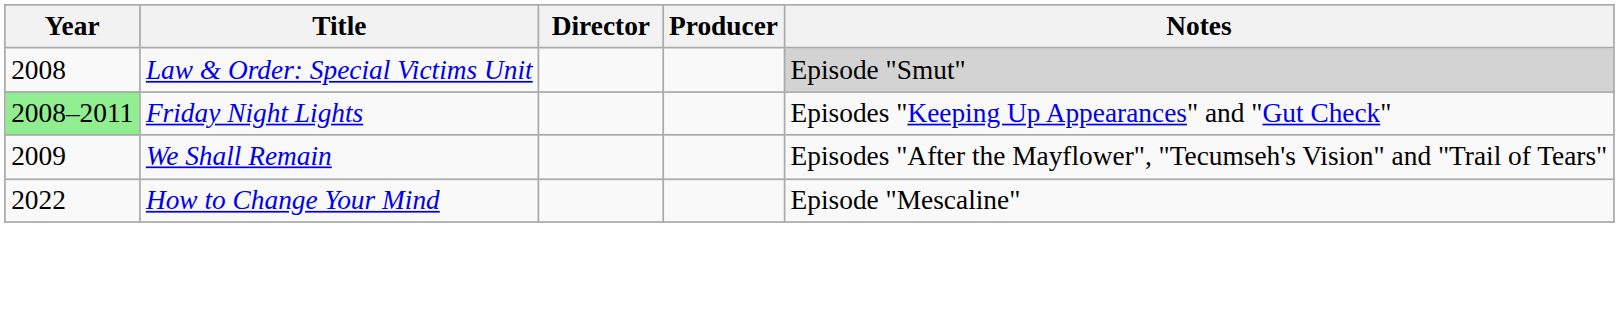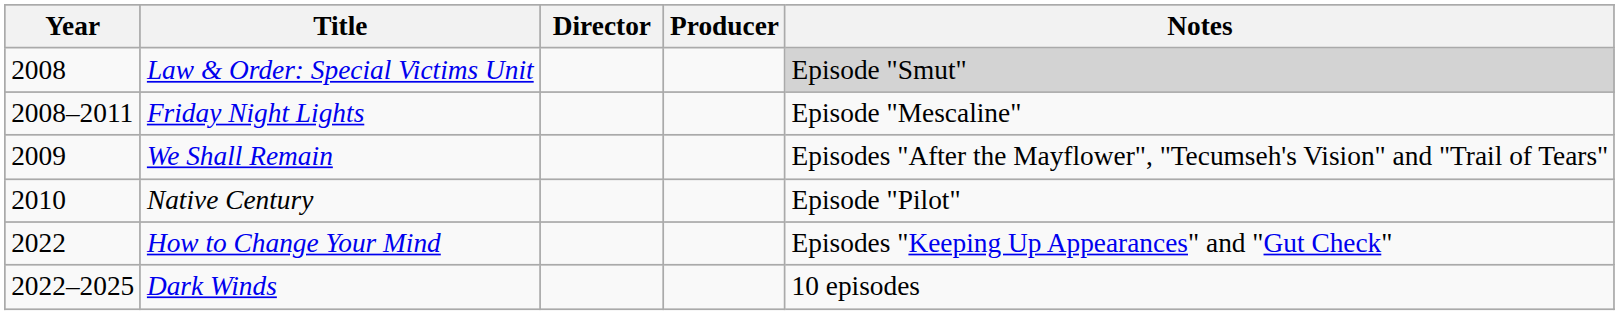(72, 112) lightgreen background -> (72, 112) no background
(1091, 112) Episodes "Keeping Up Appearances" and "Gut Check" -> (906, 112) Episode "Mescaline"
+ row: (230, 199)
(905, 199) Episode "Mescaline" -> (1092, 243) Episodes "Keeping Up Appearances" and "Gut Check"
+ row: (212, 286)
